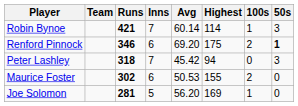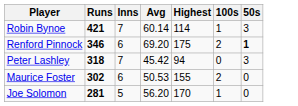- column: (100, 12)
(213, 93) 169 -> (182, 93) 170
